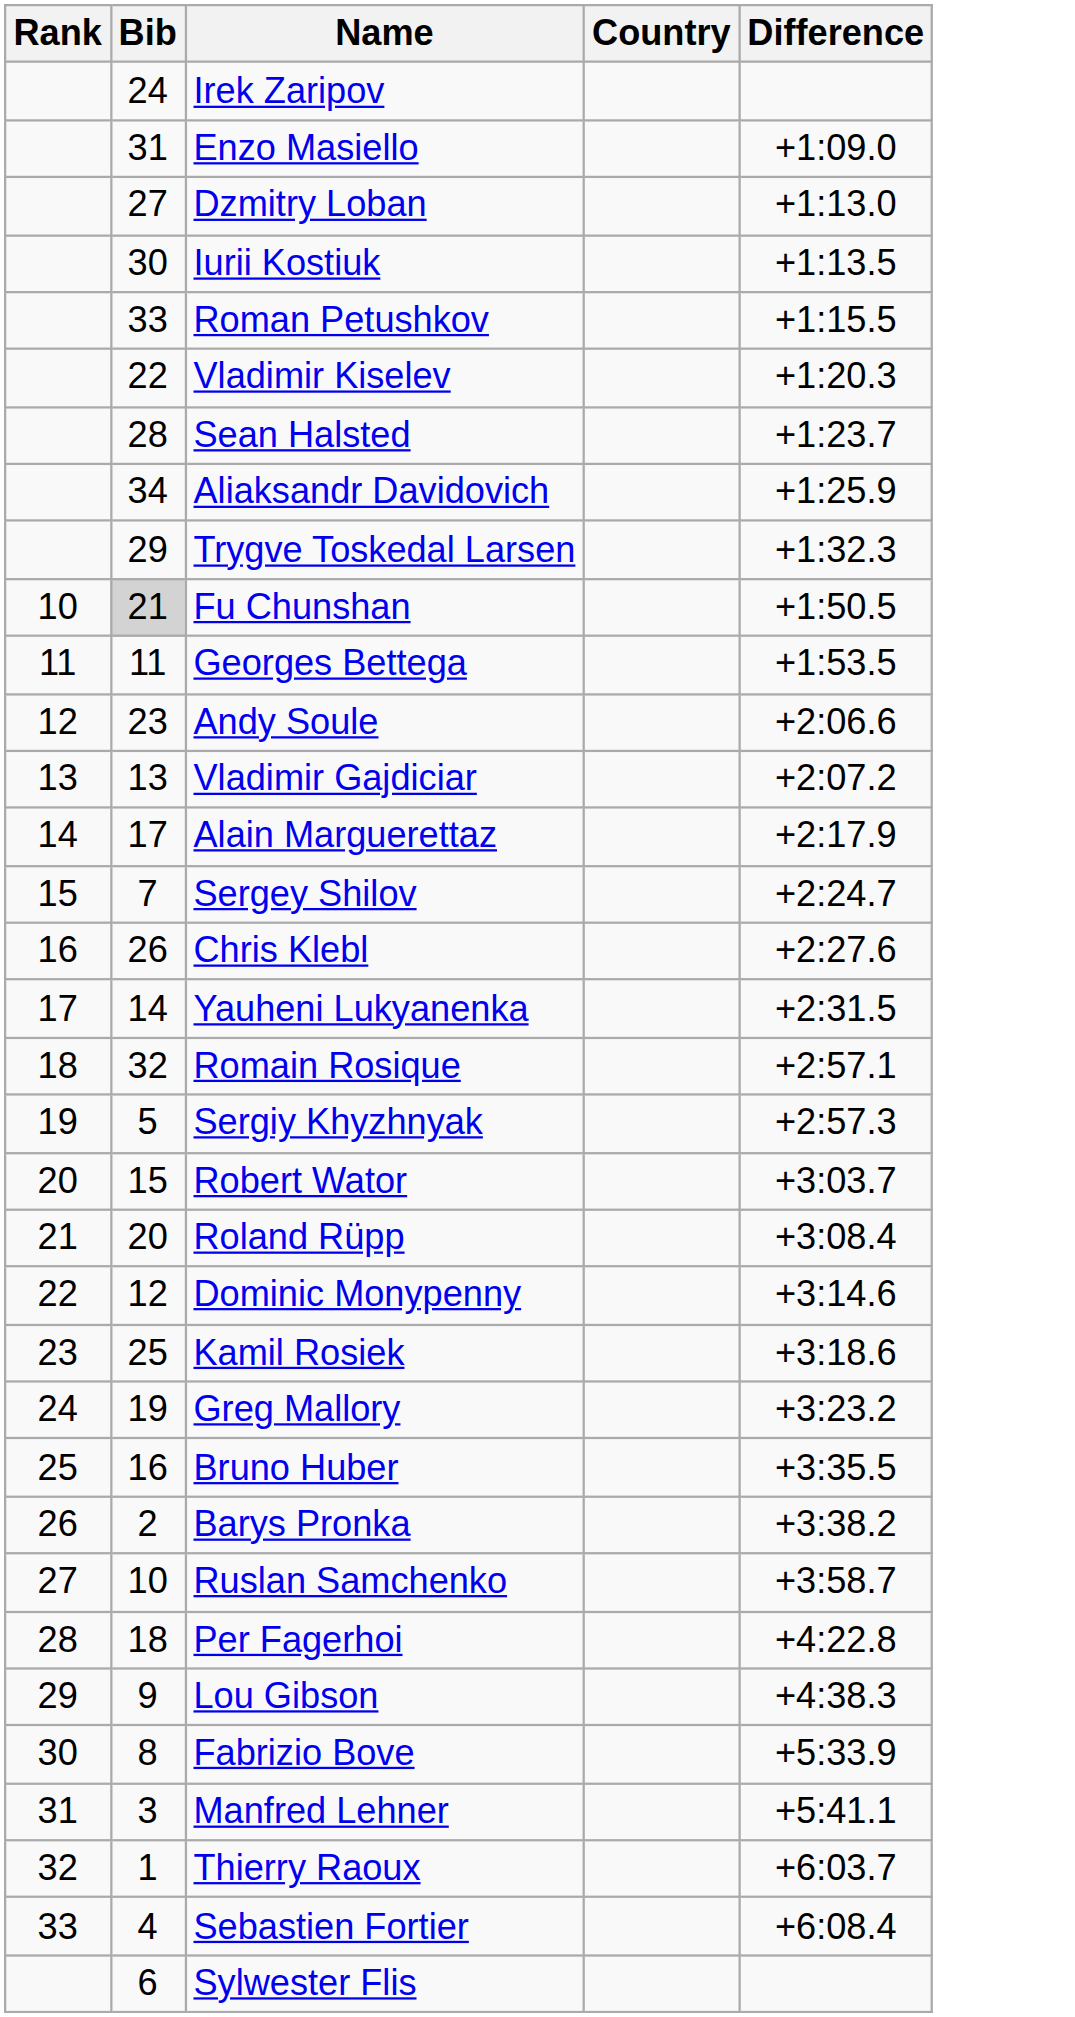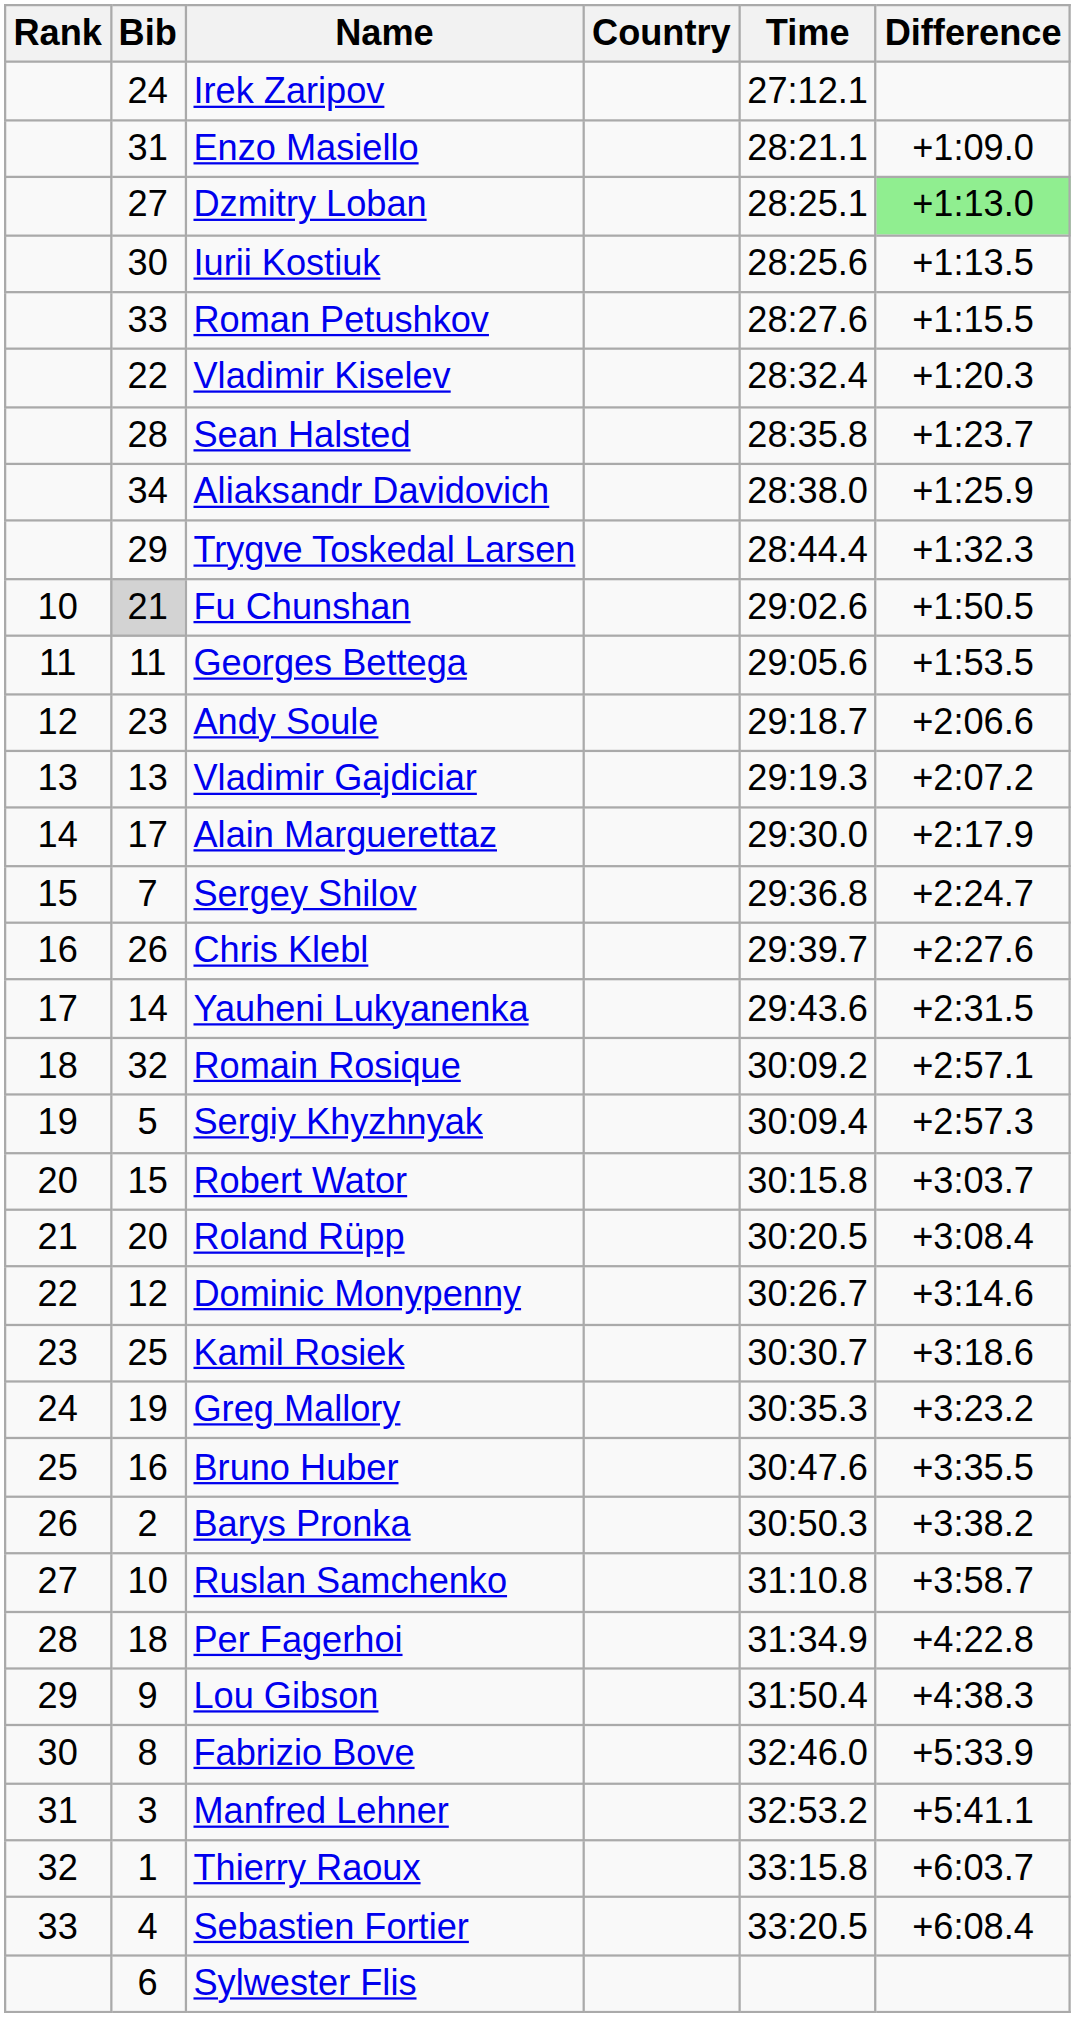+ column: (808, 33)
(836, 205) no background -> (973, 205) lightgreen background
